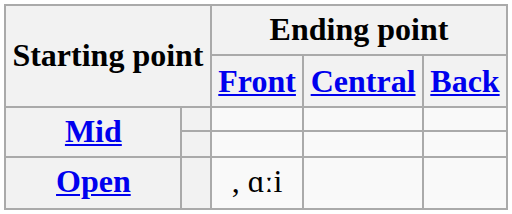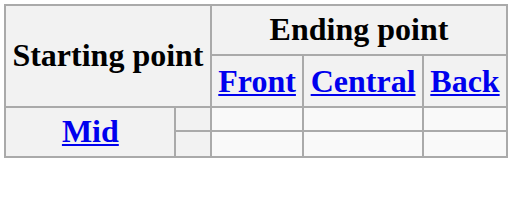- row: (93, 182)
